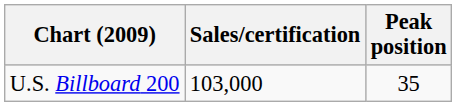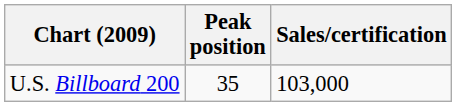columns swapped: (409, 34) <-> (275, 34)
